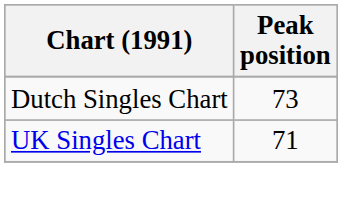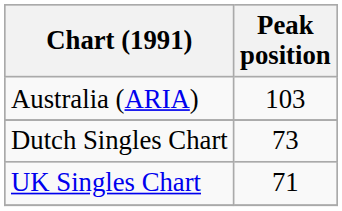+ row: (105, 98)
